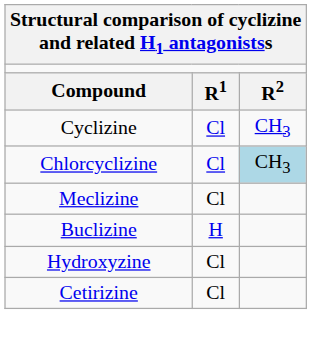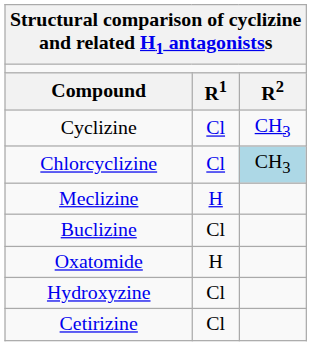(216, 198) Cl -> (216, 198) H
(216, 229) H -> (216, 229) Cl
+ row: (99, 261)
